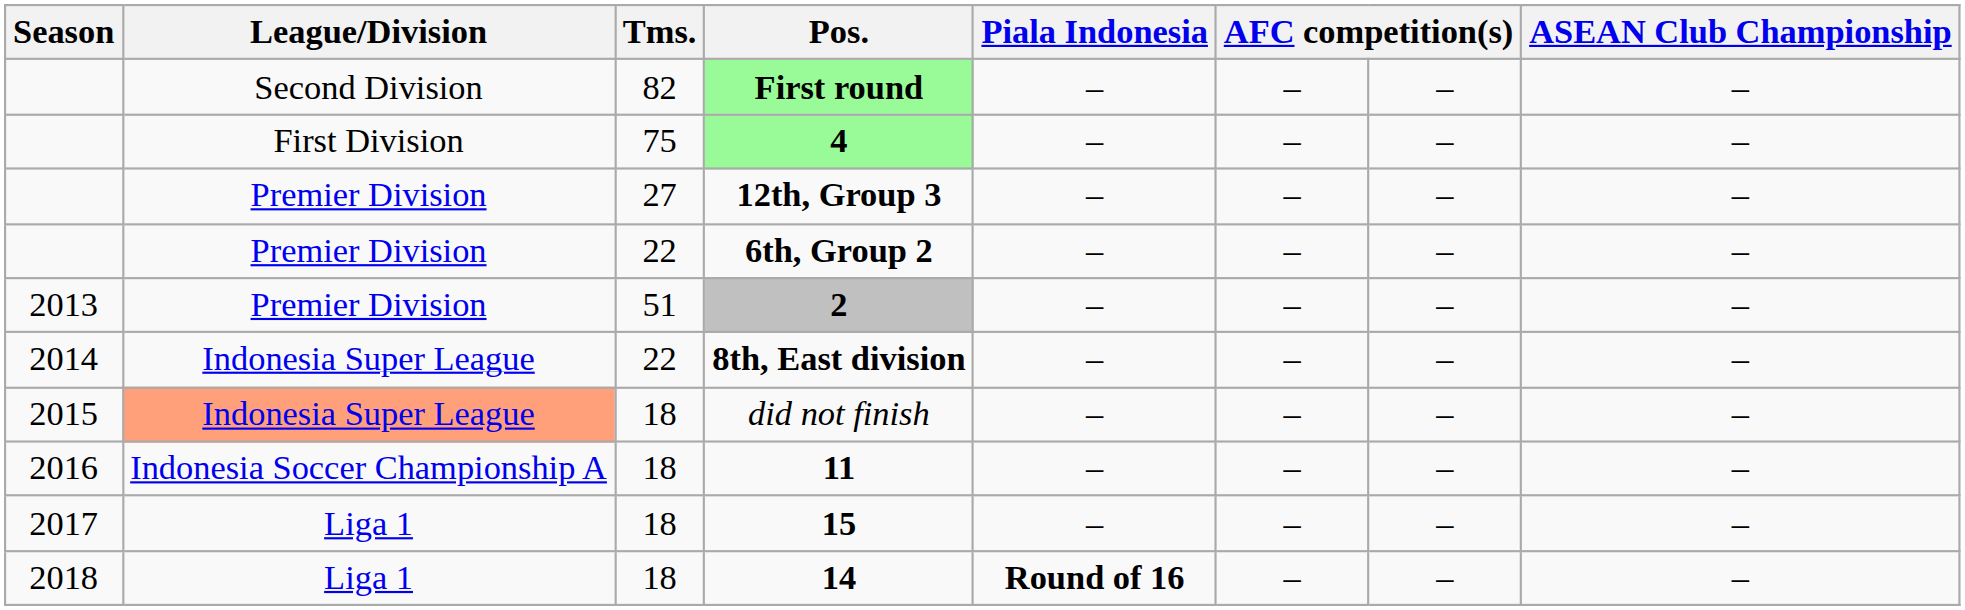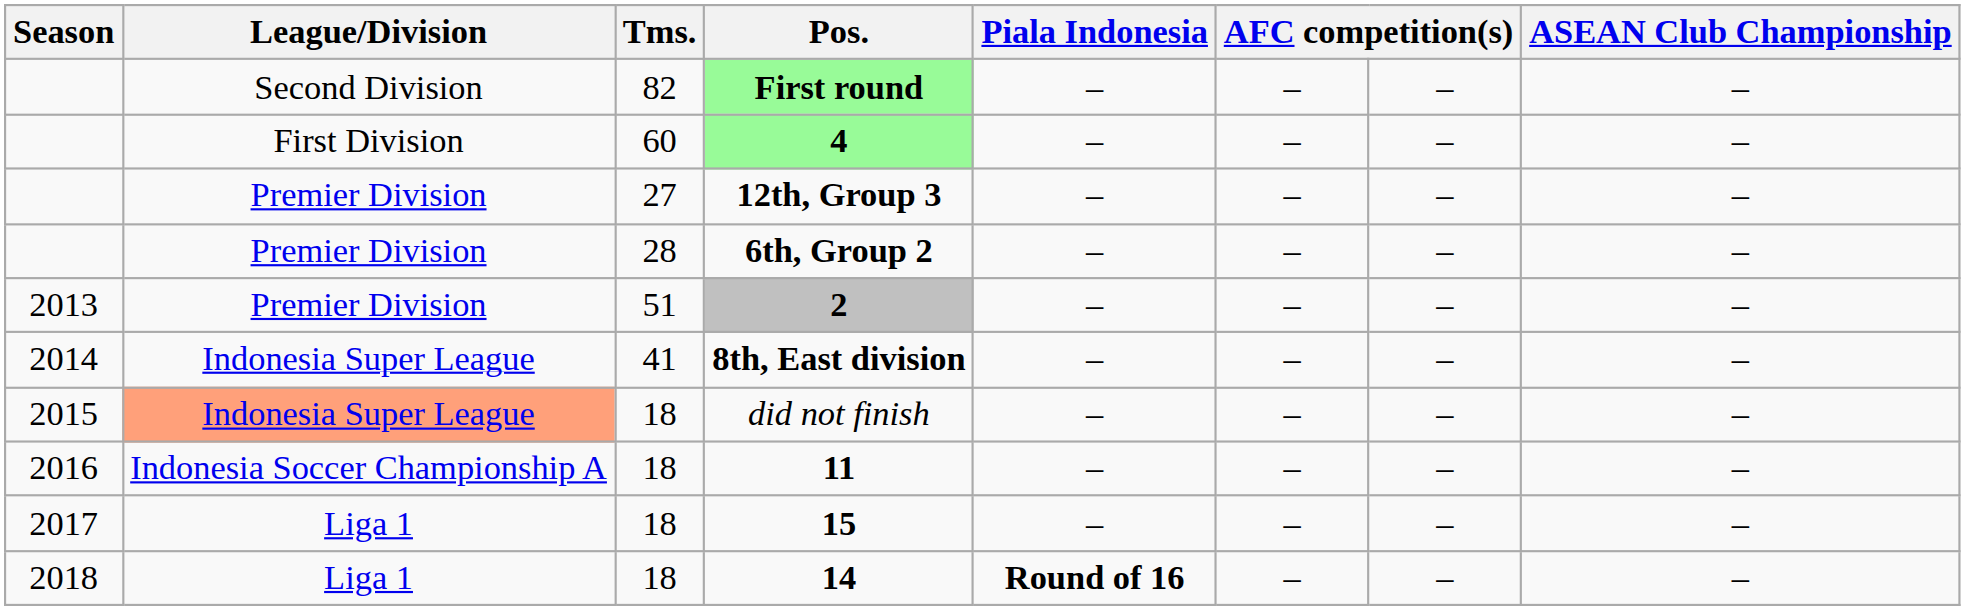(660, 140) 75 -> (660, 140) 60
(660, 250) 22 -> (660, 250) 28
(660, 359) 22 -> (660, 359) 41
